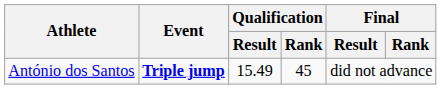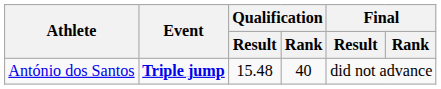(255, 71) 15.49 -> (255, 71) 15.48
(304, 71) 45 -> (304, 71) 40
